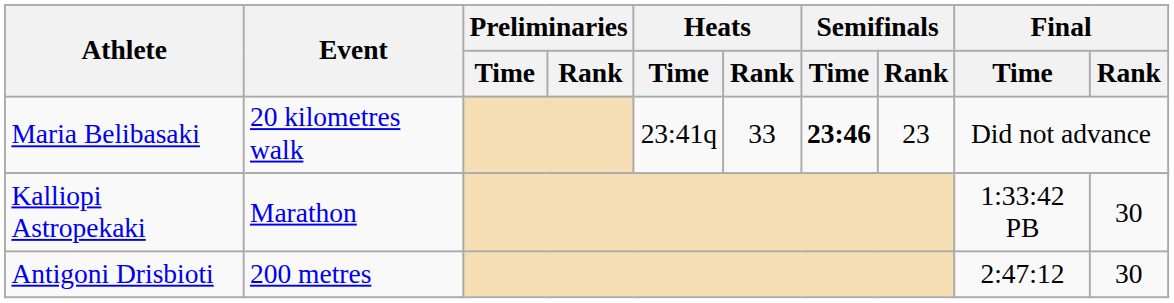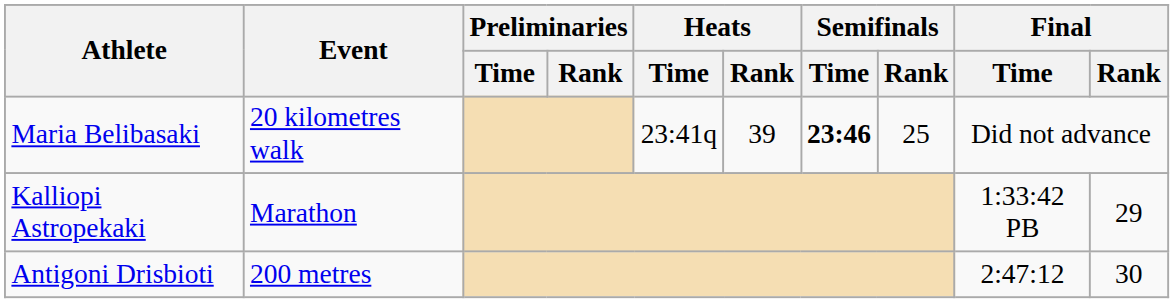(762, 134) 33 -> (762, 134) 39
(916, 134) 23 -> (916, 134) 25
(1129, 212) 30 -> (1129, 212) 29
